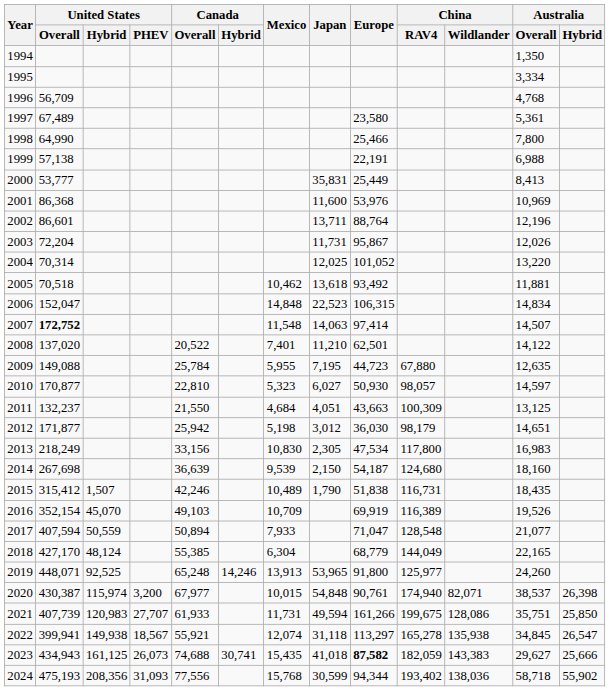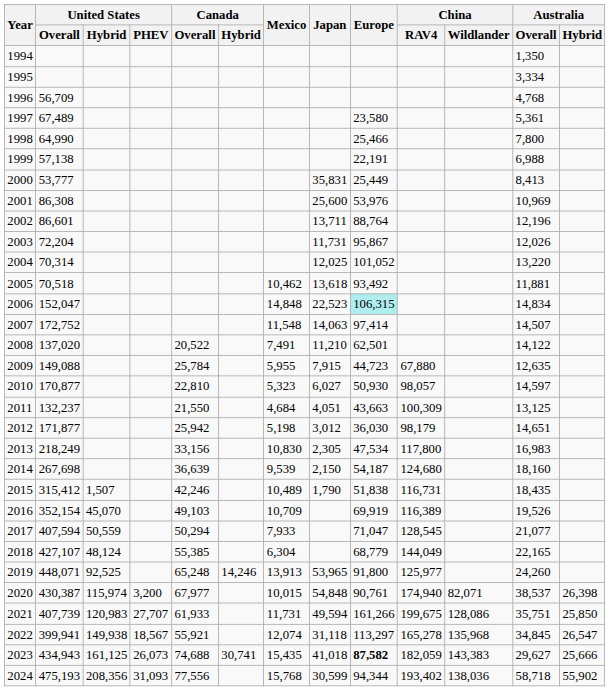(56, 200) 86,368 -> (56, 200) 86,308
(330, 200) 11,600 -> (330, 200) 25,600
(374, 303) no background -> (374, 303) paleturquoise background
(59, 324) bold -> (59, 324) normal
(281, 344) 7,401 -> (281, 344) 7,491
(327, 365) 7,195 -> (327, 365) 7,915
(192, 530) 50,894 -> (192, 530) 50,294
(421, 530) 128,548 -> (421, 530) 128,545
(59, 551) 427,170 -> (59, 551) 427,107
(468, 633) 135,938 -> (468, 633) 135,968
